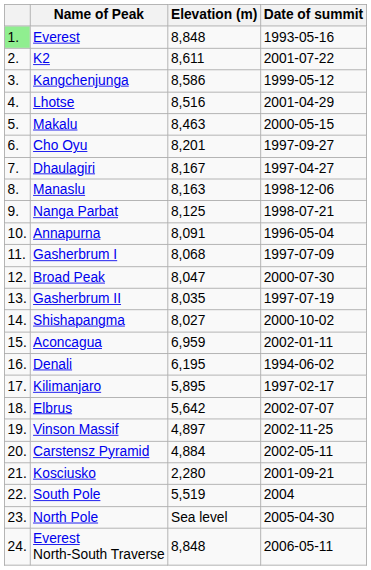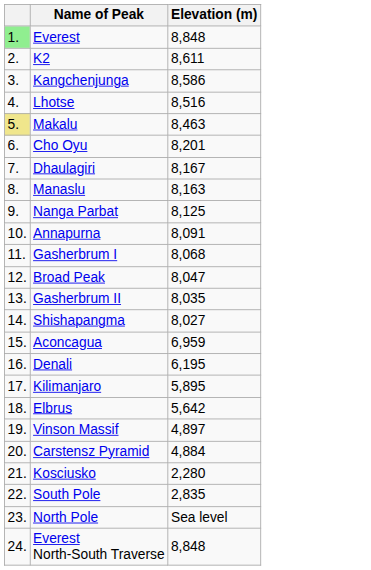- column: (313, 15)
(13, 124) no background -> (13, 124) khaki background
(188, 495) 5,519 -> (188, 495) 2,835
